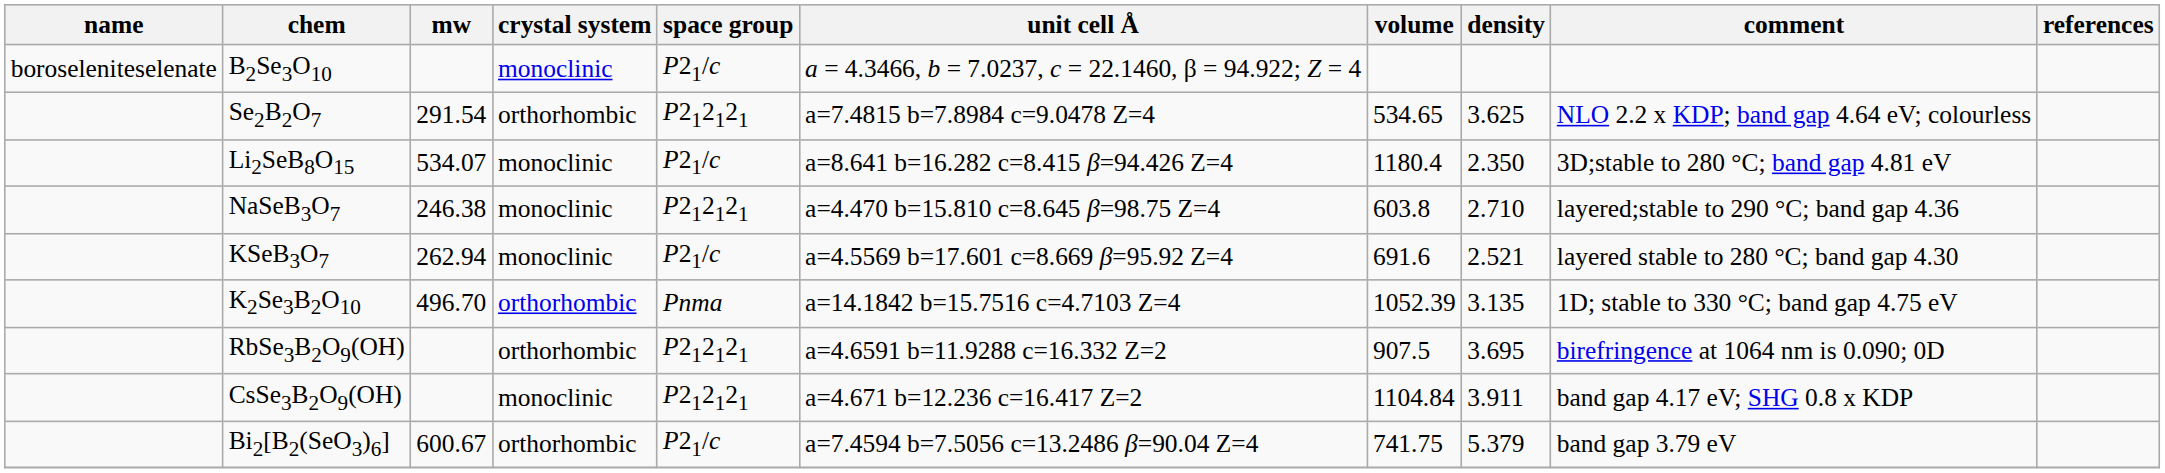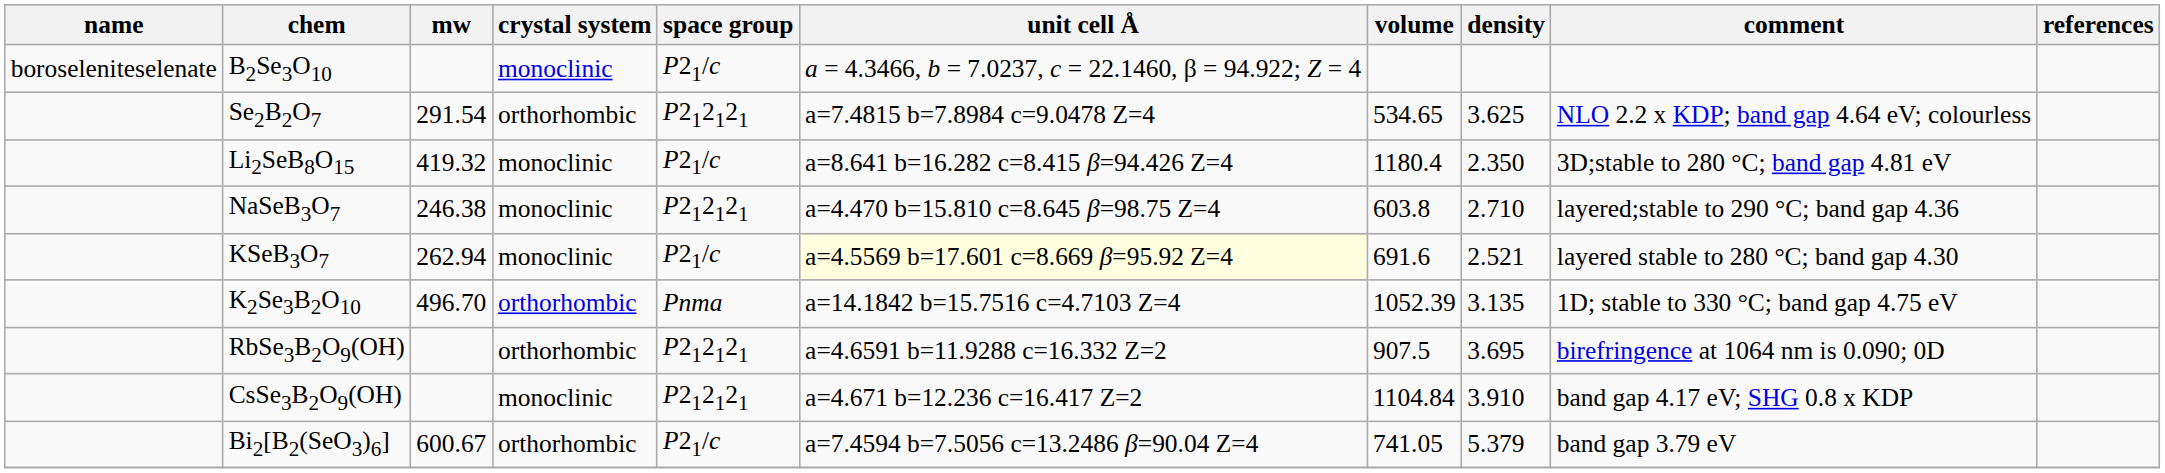(451, 162) 534.07 -> (451, 162) 419.32
(1019, 256) no background -> (1019, 256) lightyellow background
(1495, 397) 3.911 -> (1496, 397) 3.910
(1408, 444) 741.75 -> (1408, 444) 741.05
